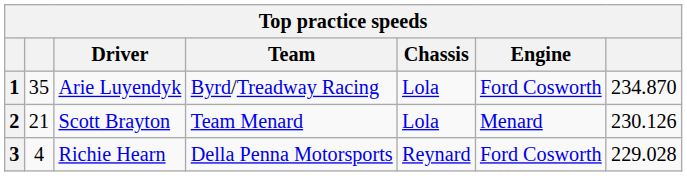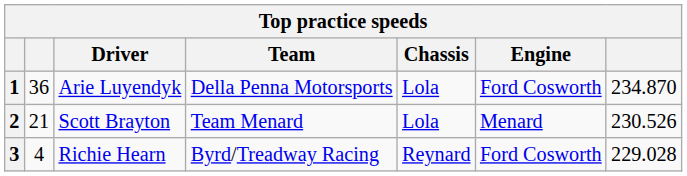(39, 88) 35 -> (39, 88) 36
(285, 88) Byrd/Treadway Racing -> (292, 88) Della Penna Motorsports
(644, 121) 230.126 -> (644, 121) 230.526
(292, 154) Della Penna Motorsports -> (285, 154) Byrd/Treadway Racing
